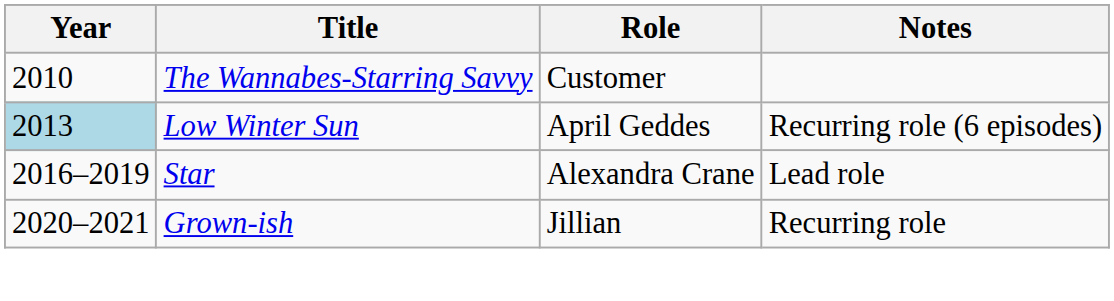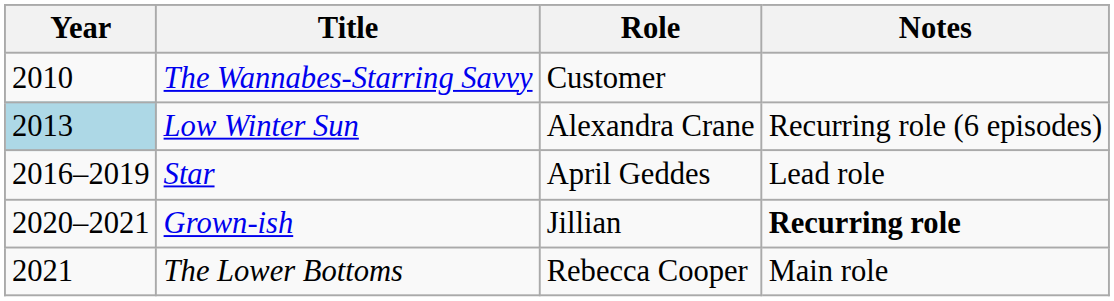(629, 125) April Geddes -> (651, 125) Alexandra Crane
(651, 174) Alexandra Crane -> (629, 174) April Geddes
(857, 222) normal -> (865, 222) bold
+ row: (283, 271)
